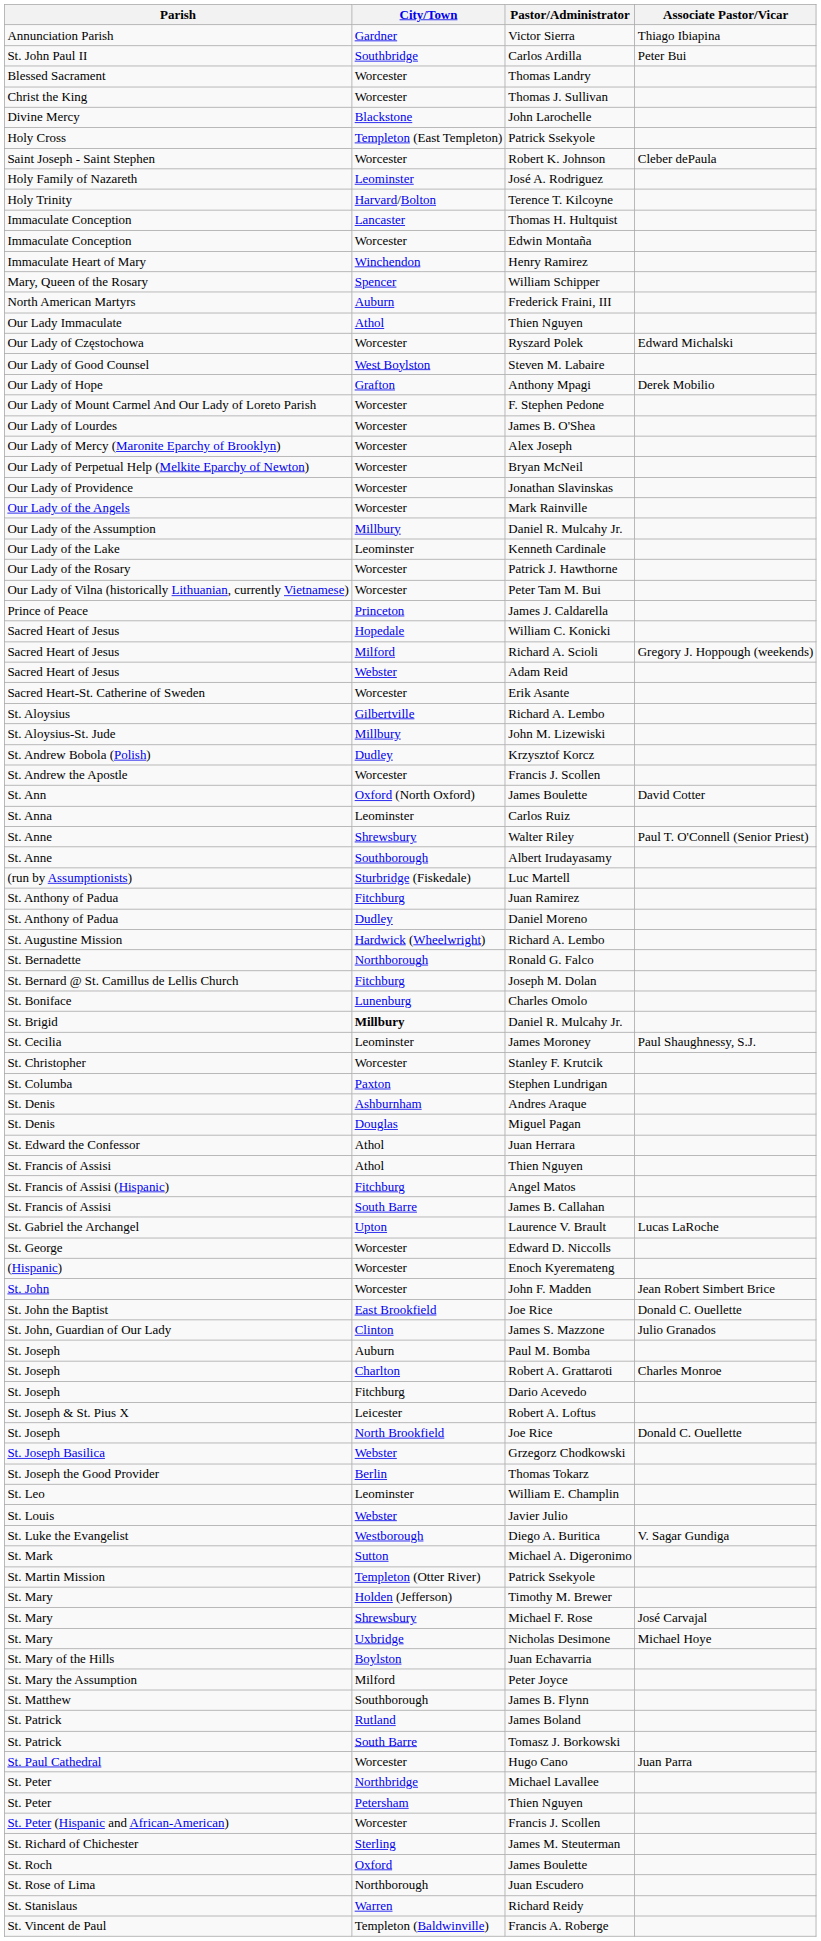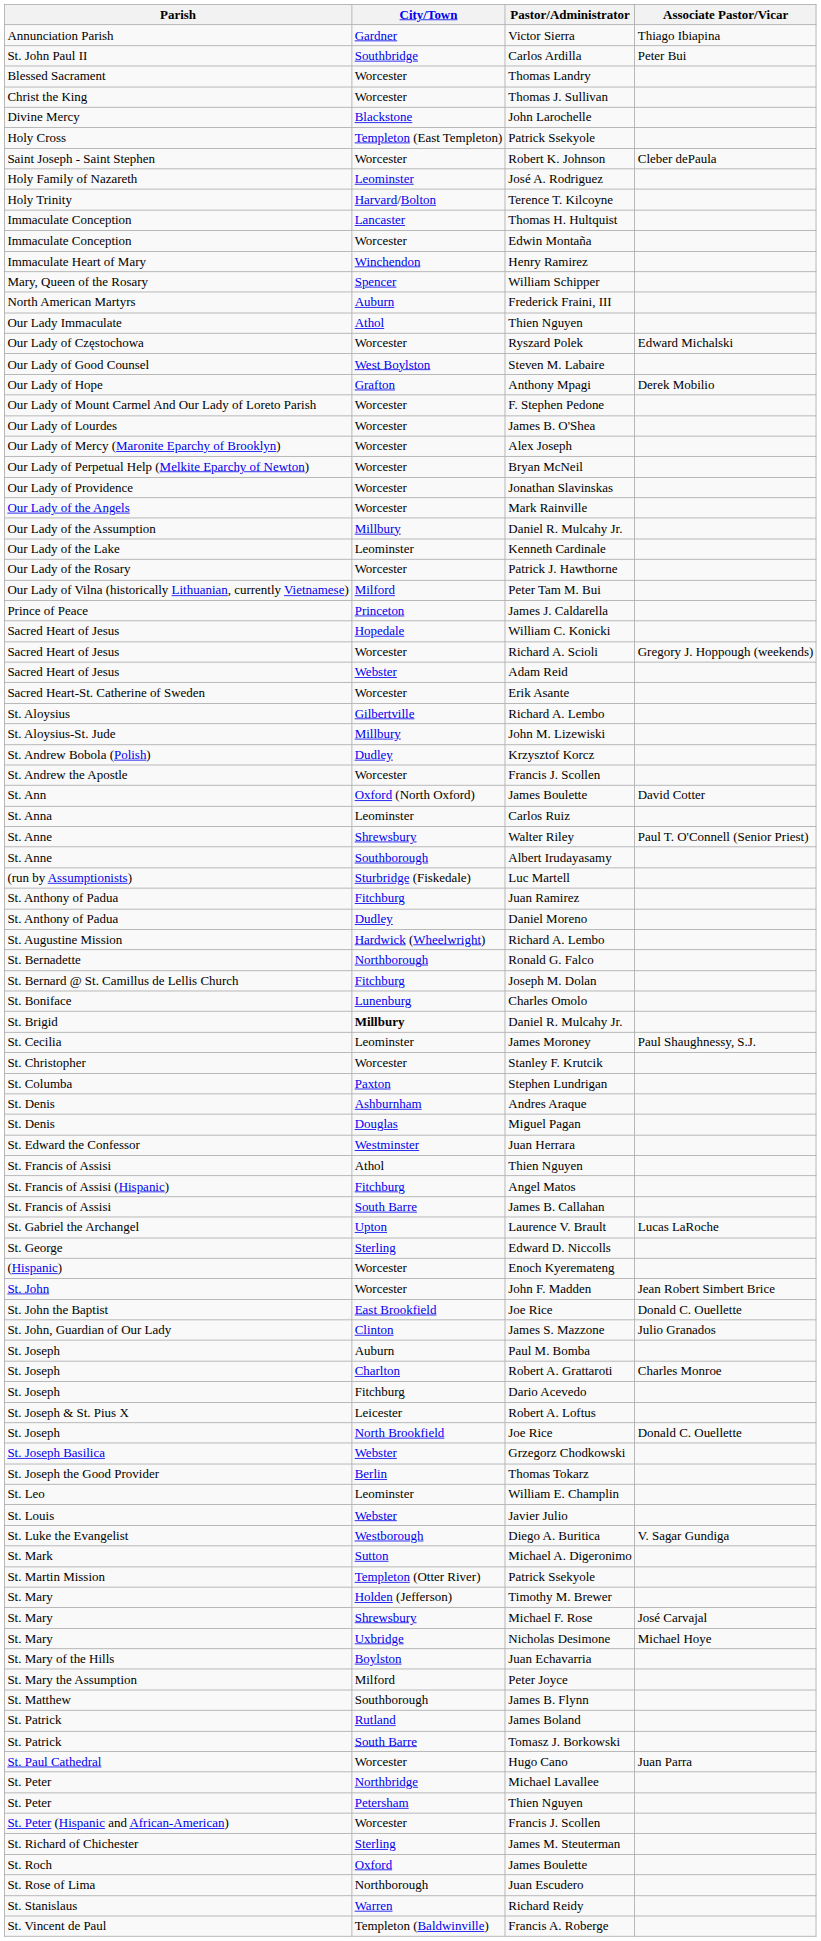(381, 590) Worcester -> (375, 590) Milford
(375, 651) Milford -> (381, 651) Worcester
(369, 1145) Athol -> (387, 1145) Westminster
(381, 1248) Worcester -> (375, 1248) Sterling
